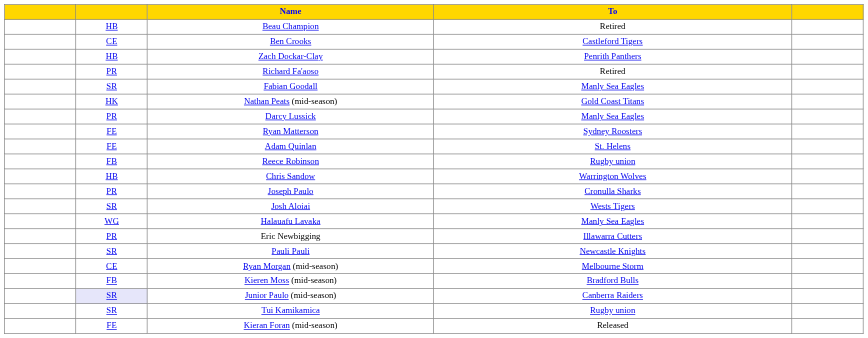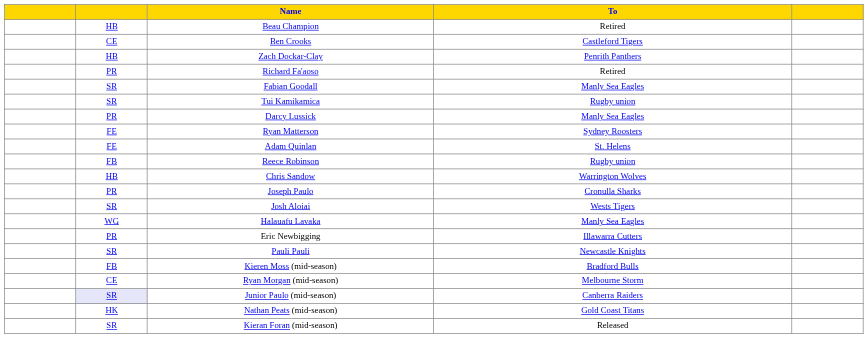rows swapped: (291, 311) <-> (291, 101)
rows swapped: (291, 266) <-> (291, 281)
(112, 326) FE -> (112, 326) SR
